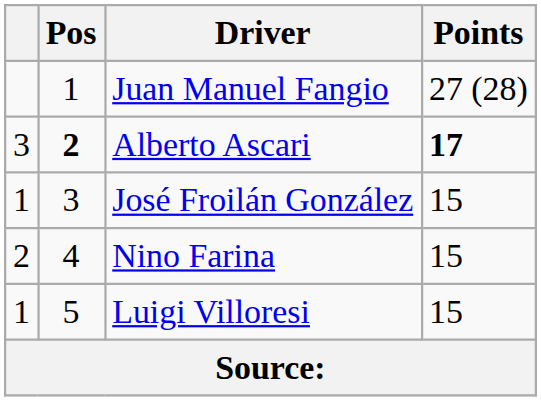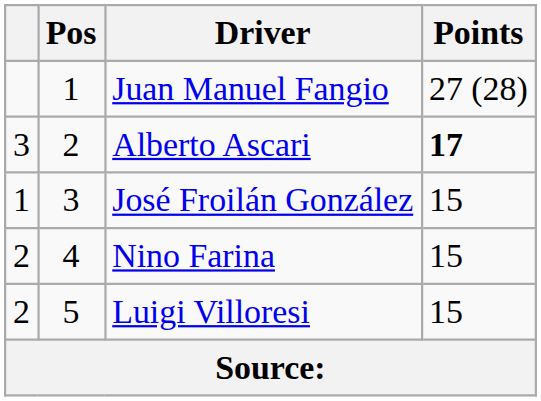(71, 144) bold -> (71, 144) normal
(21, 312) 1 -> (21, 312) 2
